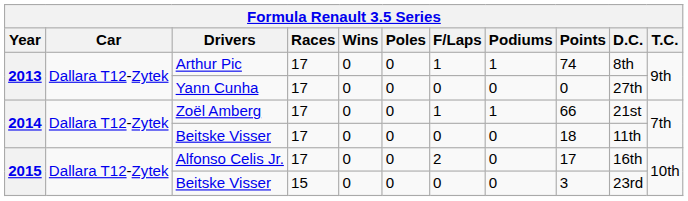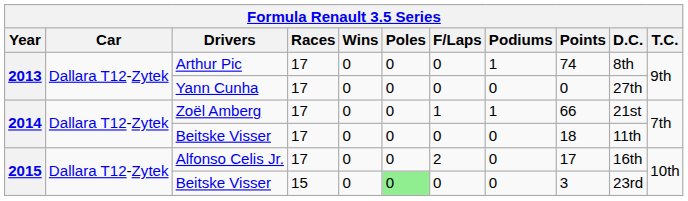(437, 64) 1 -> (437, 64) 0
(390, 183) no background -> (390, 183) lightgreen background
